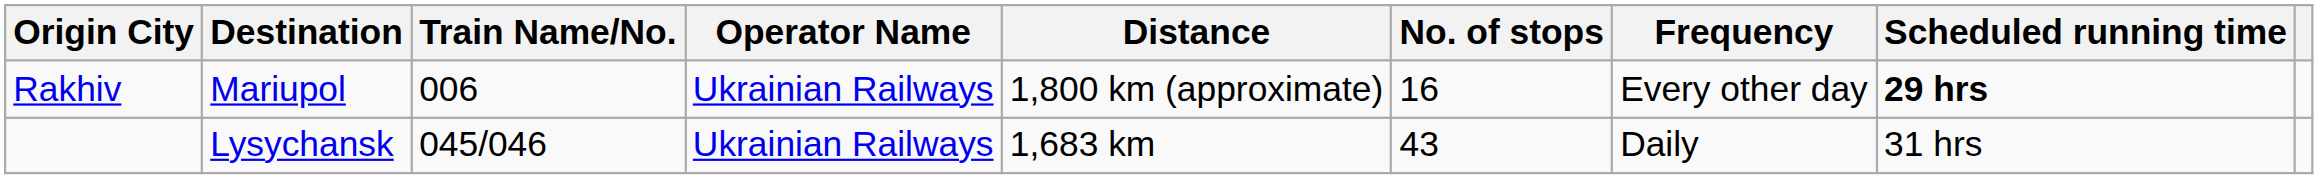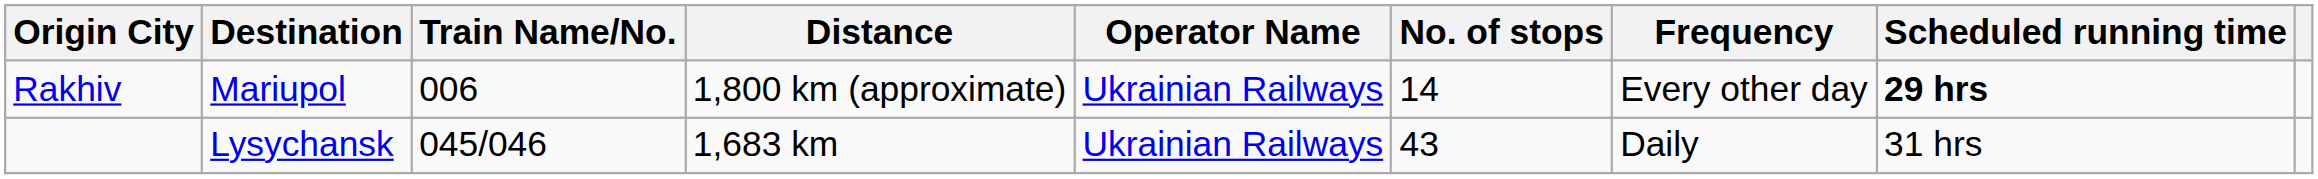columns swapped: (843, 32) <-> (1197, 32)
(1419, 88) 16 -> (1419, 88) 14
